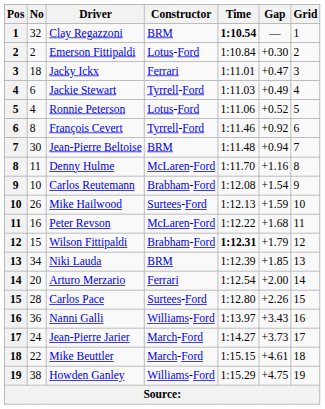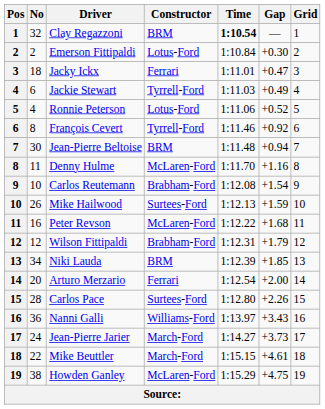(36, 242) 15 -> (36, 242) 12
(238, 242) bold -> (238, 242) normal
(181, 376) Williams-Ford -> (181, 376) McLaren-Ford
